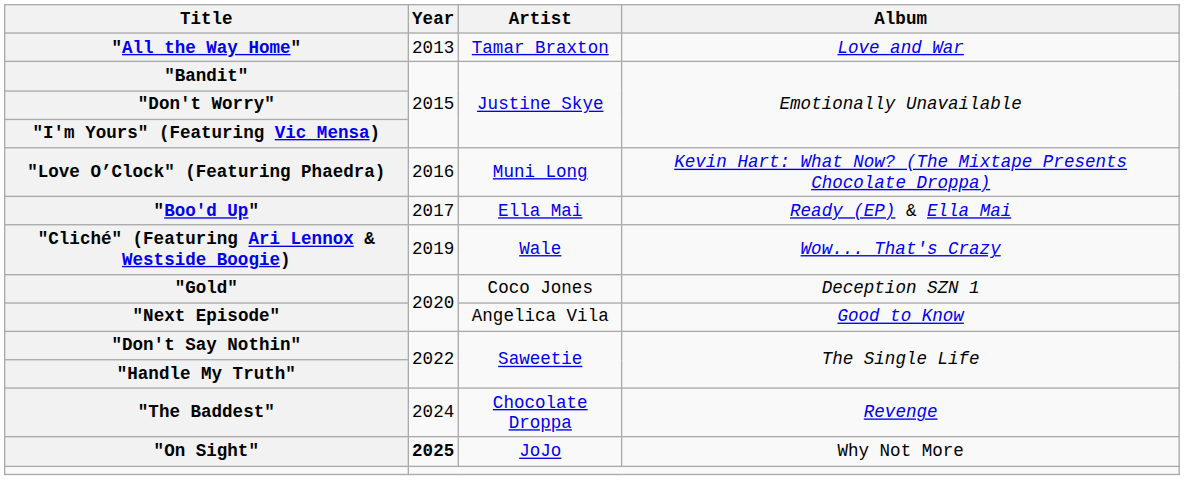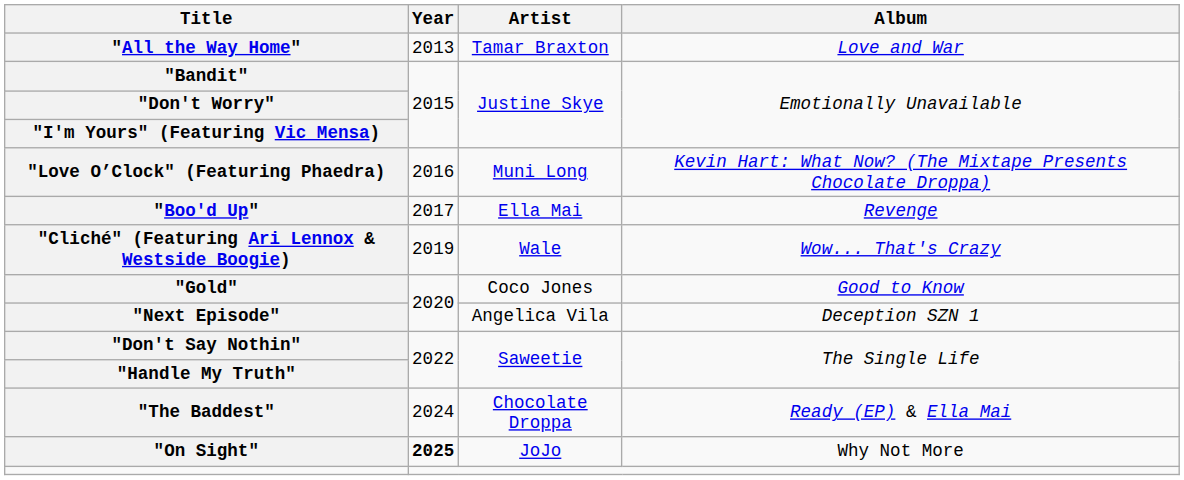(901, 211) Ready (EP) & Ella Mai -> (901, 211) Revenge
(901, 288) Deception SZN 1 -> (901, 288) Good to Know
(901, 317) Good to Know -> (901, 317) Deception SZN 1
(901, 413) Revenge -> (901, 413) Ready (EP) & Ella Mai
